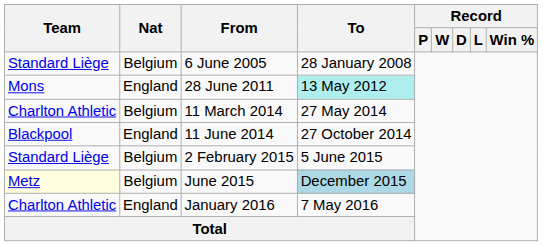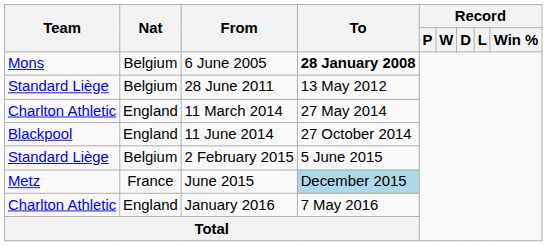(58, 63) Standard Liège -> (26, 63) Mons
(356, 63) normal -> (358, 63) bold
(26, 87) Mons -> (58, 87) Standard Liège
(150, 87) England -> (150, 87) Belgium
(344, 87) paleturquoise background -> (344, 87) no background
(150, 110) Belgium -> (150, 110) England
(24, 181) lightyellow background -> (24, 181) no background
(150, 181) Belgium -> (150, 181) France
